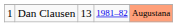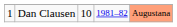(86, 13) 13 -> (86, 13) 10
